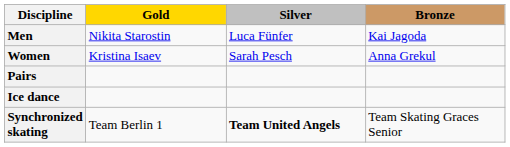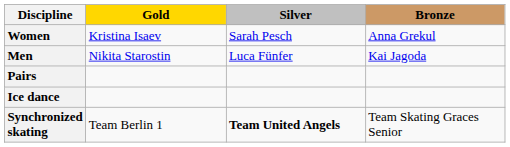rows swapped: (20, 35) <-> (29, 55)
